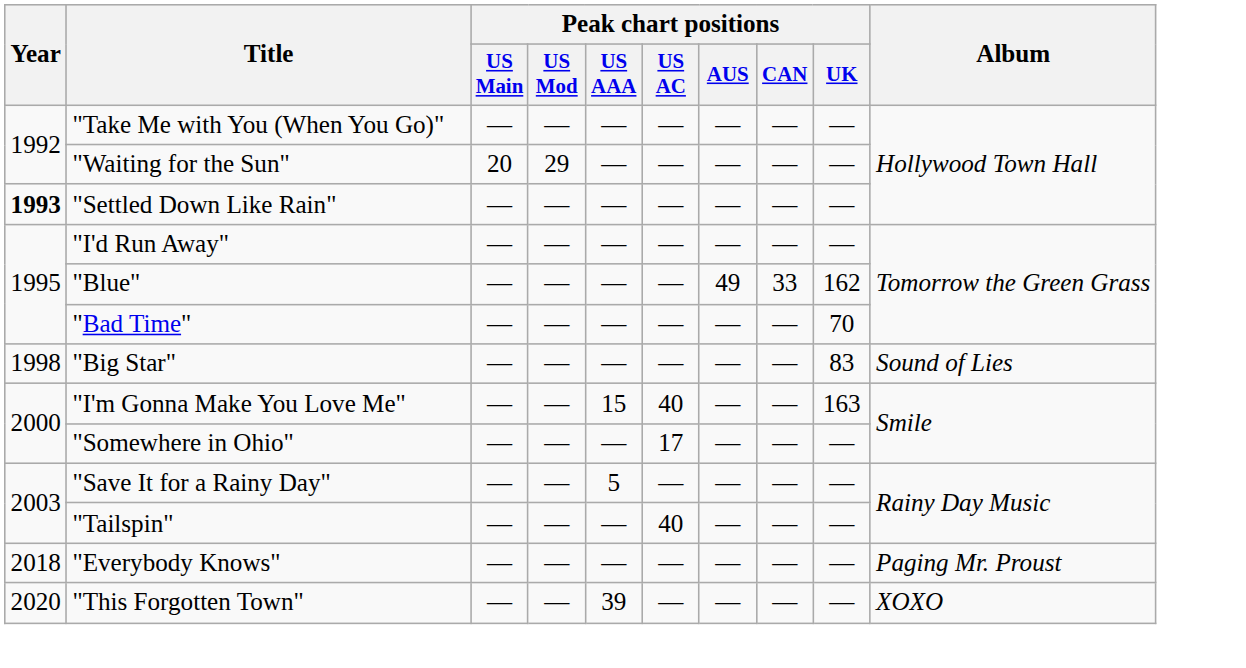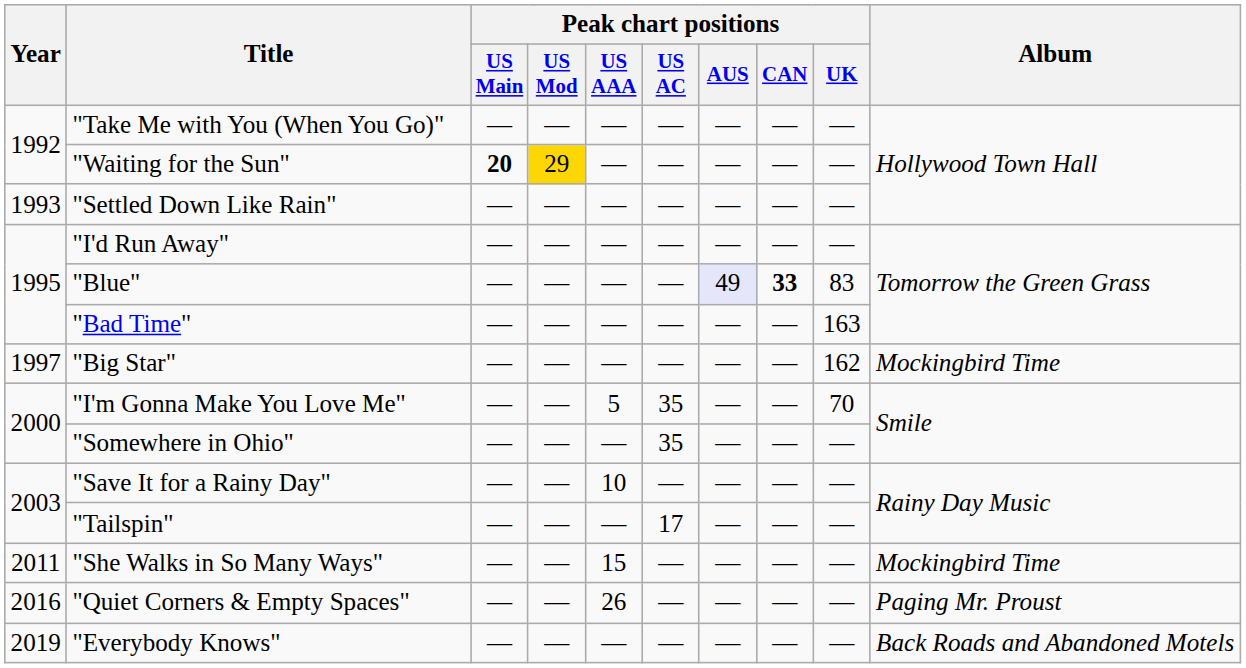(499, 164) normal -> (499, 164) bold
(557, 164) no background -> (557, 164) gold background
(36, 204) bold -> (36, 204) normal
(728, 283) no background -> (728, 283) lavender background
(785, 283) normal -> (785, 283) bold
(842, 283) 162 -> (842, 283) 83
(842, 323) 70 -> (842, 323) 163
(36, 363) 1998 -> (36, 363) 1997
(842, 363) 83 -> (842, 363) 162
(945, 363) Sound of Lies -> (968, 363) Mockingbird Time
(614, 403) 15 -> (614, 403) 5
(671, 403) 40 -> (671, 403) 35
(842, 403) 163 -> (842, 403) 70
(671, 443) 17 -> (671, 443) 35
(614, 482) 5 -> (614, 482) 10
(671, 522) 40 -> (671, 522) 17
+ row: (228, 562)
+ row: (241, 602)
(36, 562) 2018 -> (36, 642) 2019
(969, 562) Paging Mr. Proust -> (1055, 642) Back Roads and Abandoned Motels
- row: (188, 602)
